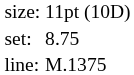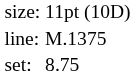rows swapped: (18, 38) <-> (22, 65)
